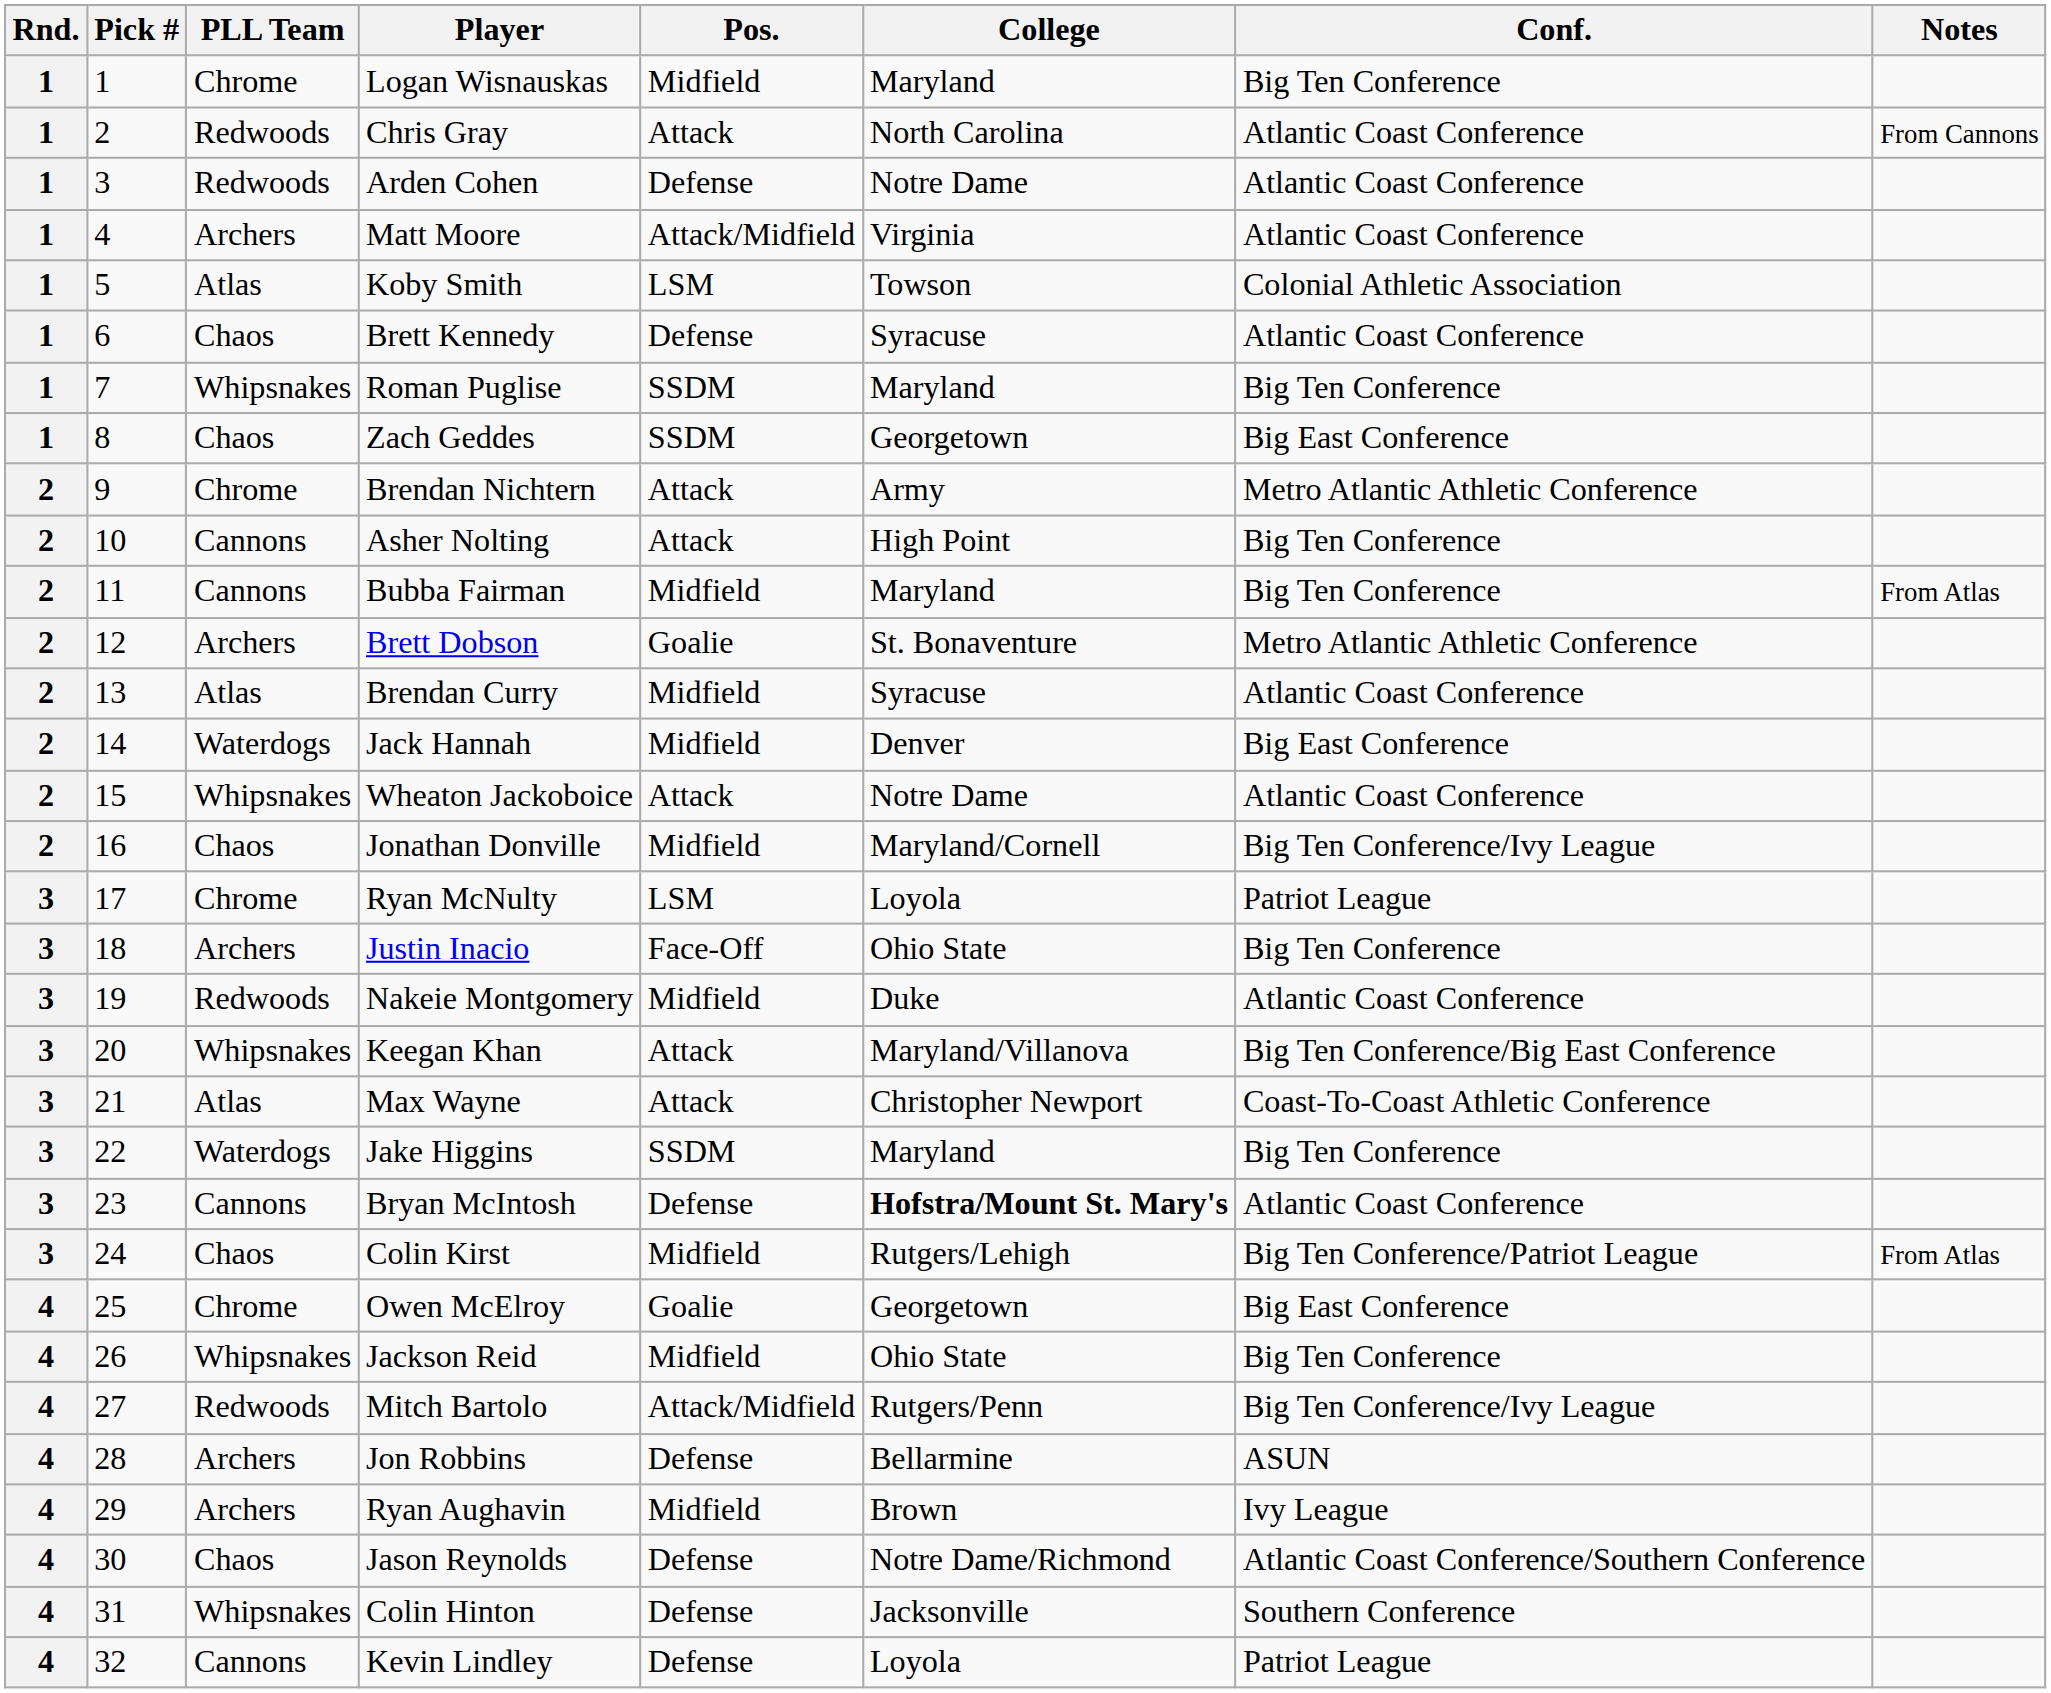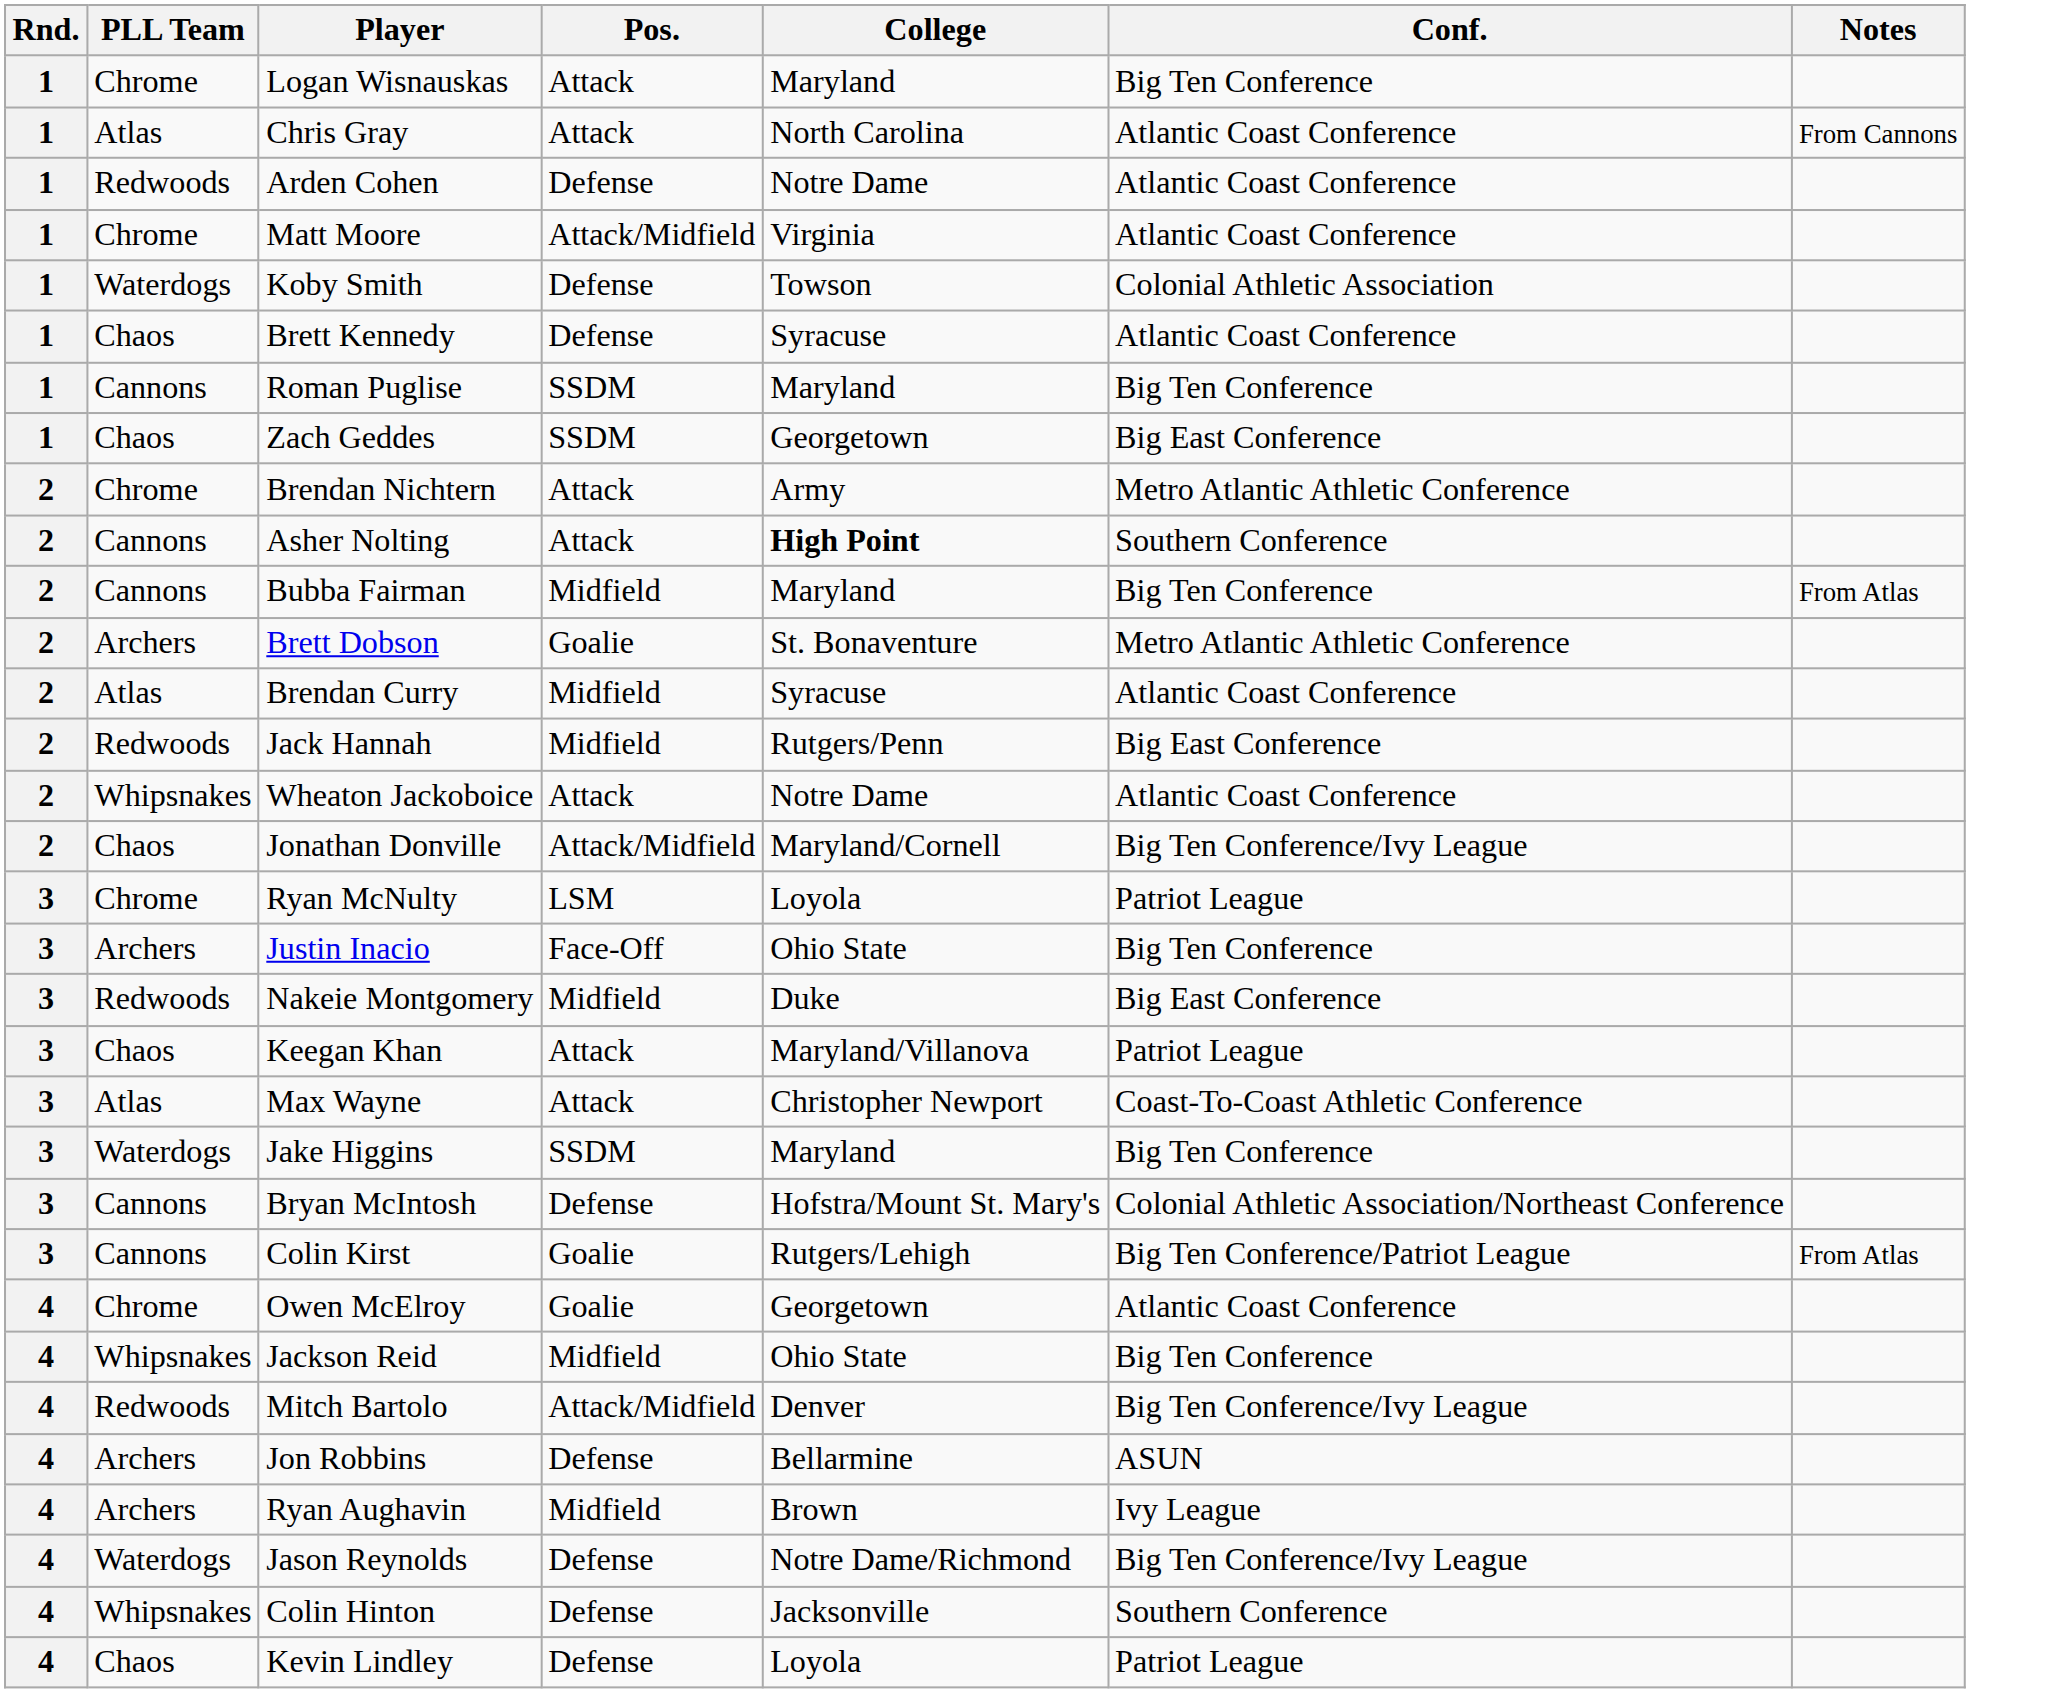- column: (137, 30)
(704, 81) Midfield -> (591, 81) Attack
(262, 132) Redwoods -> (128, 132) Atlas
(245, 234) Archers -> (146, 234) Chrome
(228, 285) Atlas -> (163, 285) Waterdogs
(681, 285) LSM -> (601, 285) Defense
(273, 387) Whipsnakes -> (151, 387) Cannons
(940, 540) normal -> (845, 540) bold
(1372, 540) Big Ten Conference -> (1251, 540) Southern Conference
(262, 744) Waterdogs -> (162, 744) Redwoods
(917, 744) Denver -> (857, 744) Rutgers/Penn
(704, 846) Midfield -> (652, 846) Attack/Midfield
(1413, 999) Atlantic Coast Conference -> (1248, 999) Big East Conference
(273, 1050) Whipsnakes -> (134, 1050) Chaos
(1509, 1050) Big Ten Conference/Big East Conference -> (1209, 1050) Patriot League
(1049, 1203) bold -> (935, 1203) normal
(1413, 1203) Atlantic Coast Conference -> (1450, 1203) Colonial Athletic Association/Northeast Conference
(234, 1254) Chaos -> (151, 1254) Cannons
(704, 1254) Midfield -> (591, 1254) Goalie
(1376, 1305) Big East Conference -> (1286, 1305) Atlantic Coast Conference
(957, 1407) Rutgers/Penn -> (818, 1407) Denver
(234, 1560) Chaos -> (163, 1560) Waterdogs
(1554, 1560) Atlantic Coast Conference/Southern Conference -> (1321, 1560) Big Ten Conference/Ivy League
(250, 1662) Cannons -> (134, 1662) Chaos
